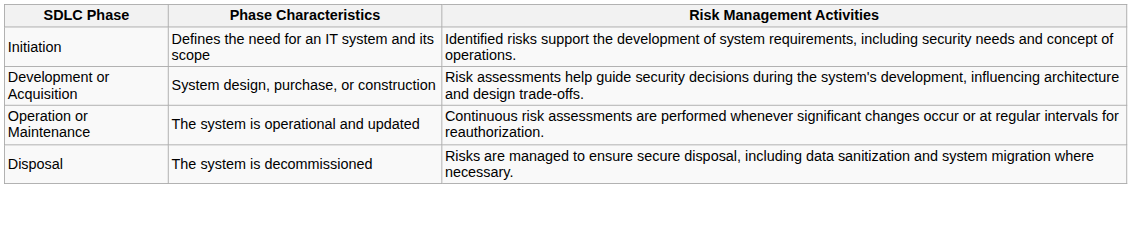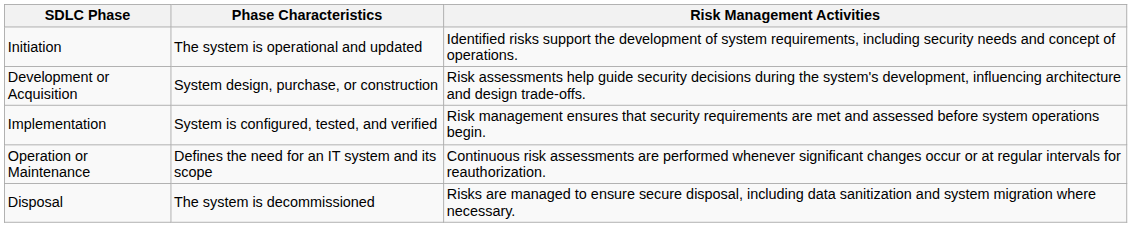(303, 46) Defines the need for an IT system and its scope -> (298, 46) The system is operational and updated
+ row: (57, 124)
(296, 124) The system is operational and updated -> (305, 163) Defines the need for an IT system and its scope
